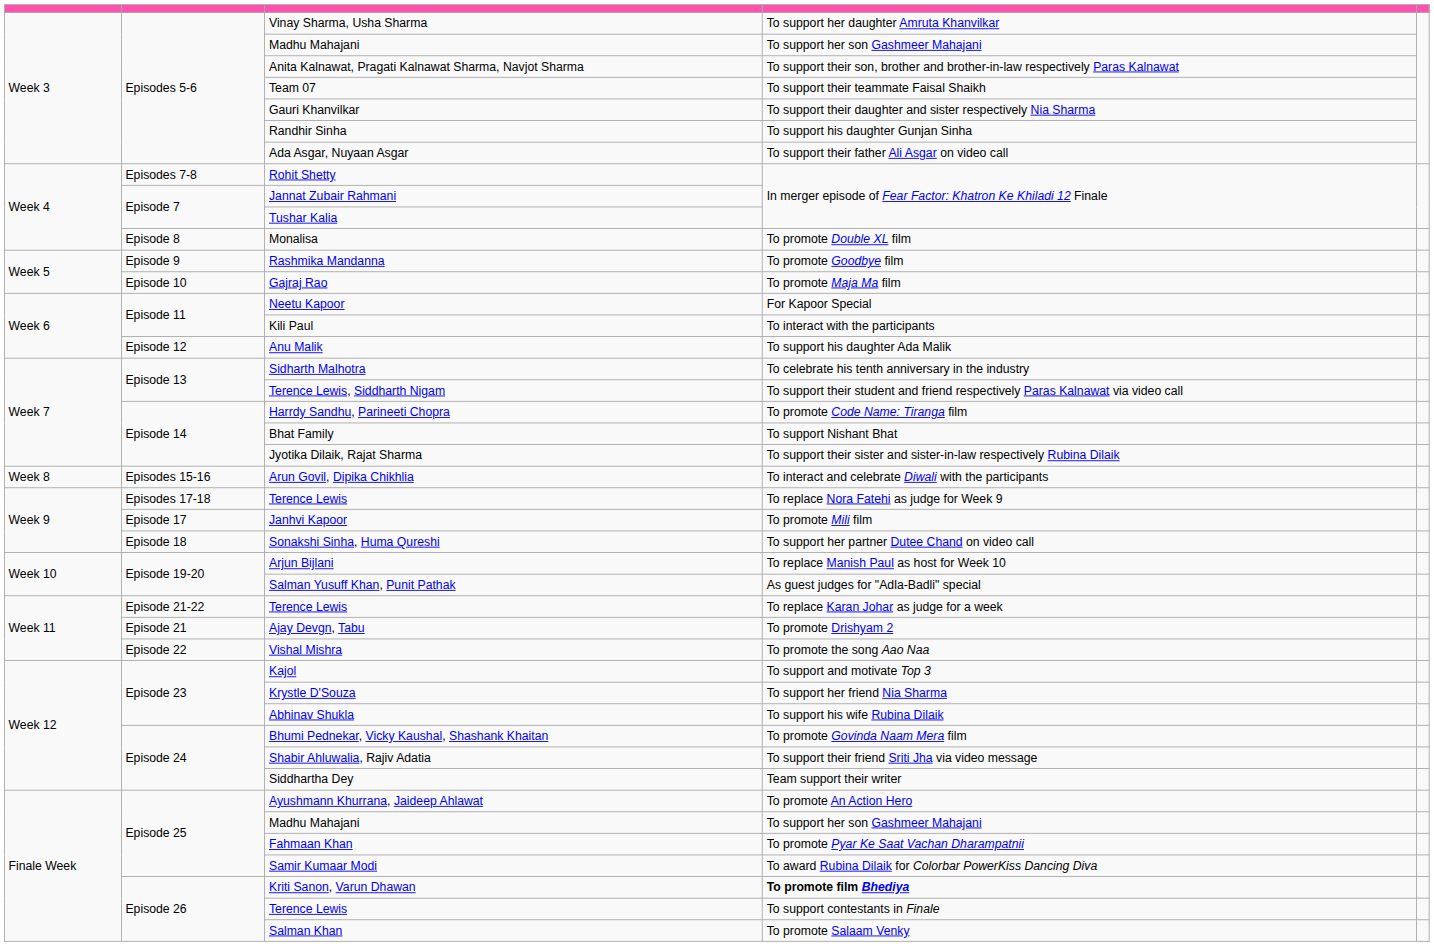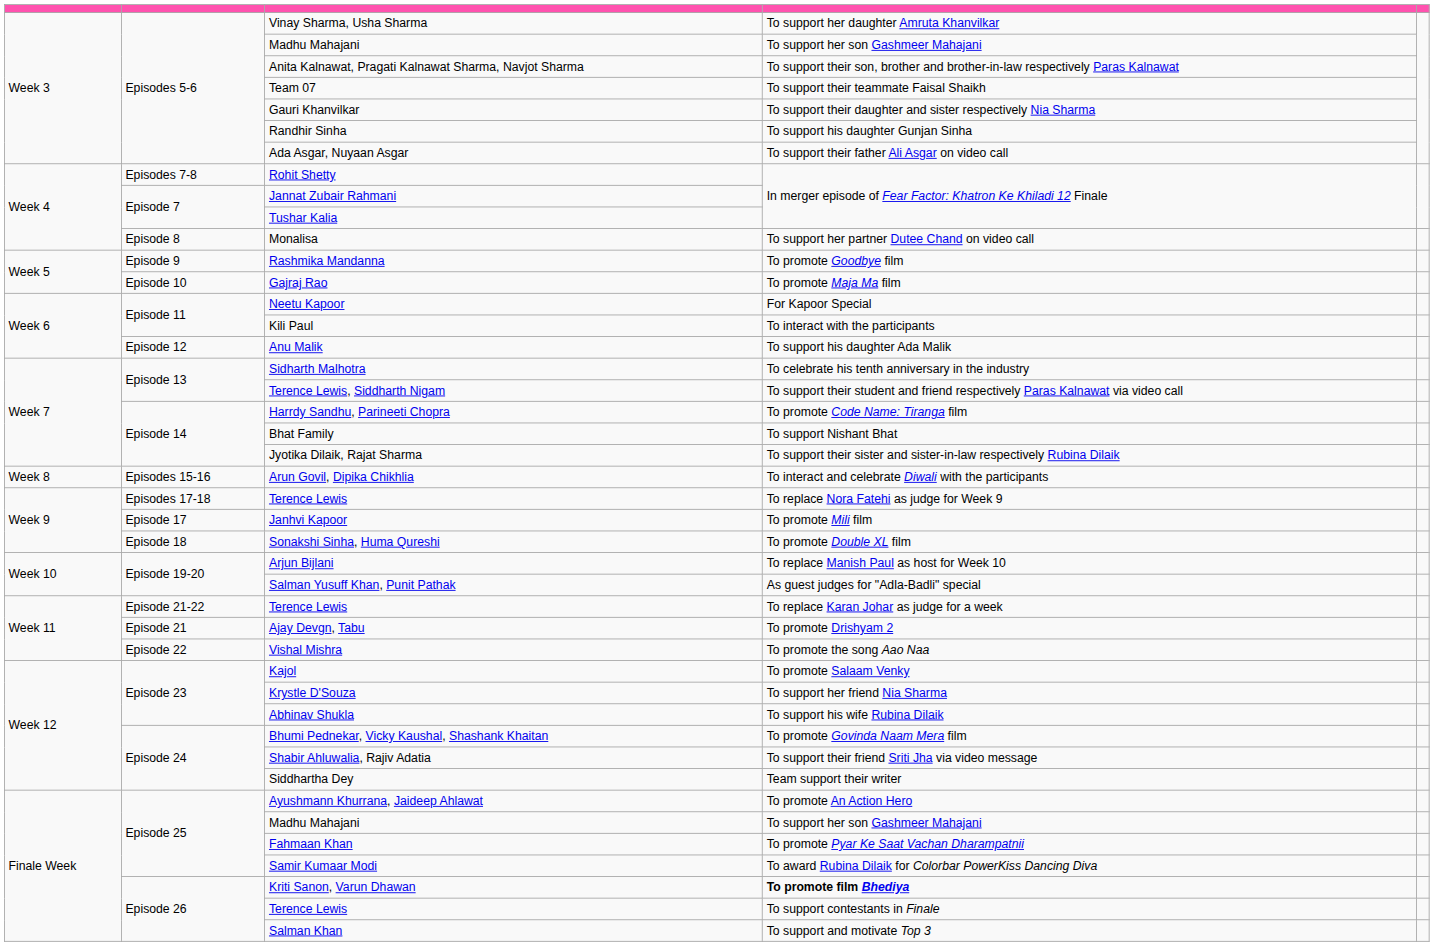(839, 239) To promote Double XL film -> (900, 239) To support her partner Dutee Chand on video call
(900, 541) To support her partner Dutee Chand on video call -> (839, 541) To promote Double XL film
(849, 671) To support and motivate Top 3 -> (838, 671) To promote Salaam Venky
(838, 930) To promote Salaam Venky -> (849, 930) To support and motivate Top 3
